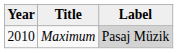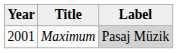(21, 36) 2010 -> (21, 36) 2001
